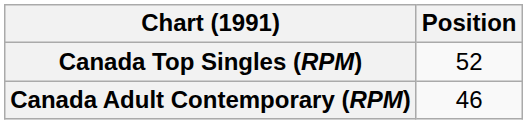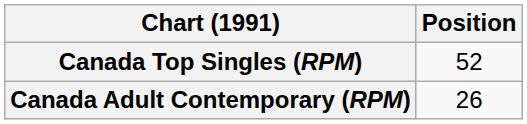(469, 99) 46 -> (469, 99) 26
